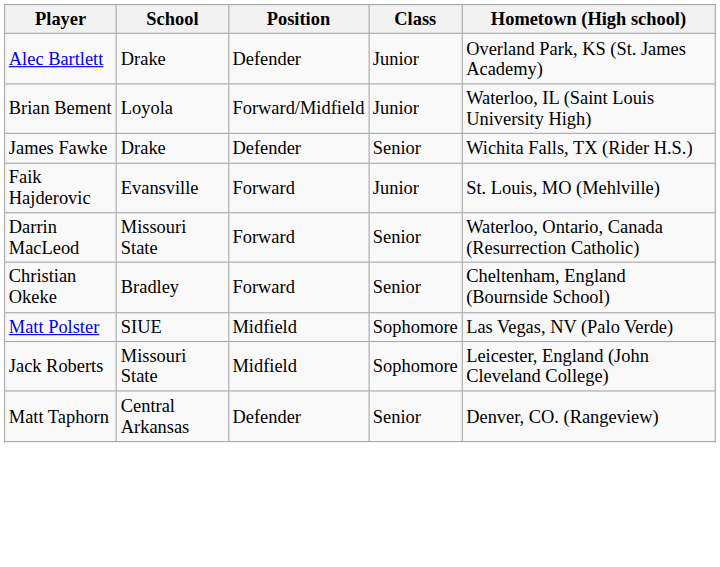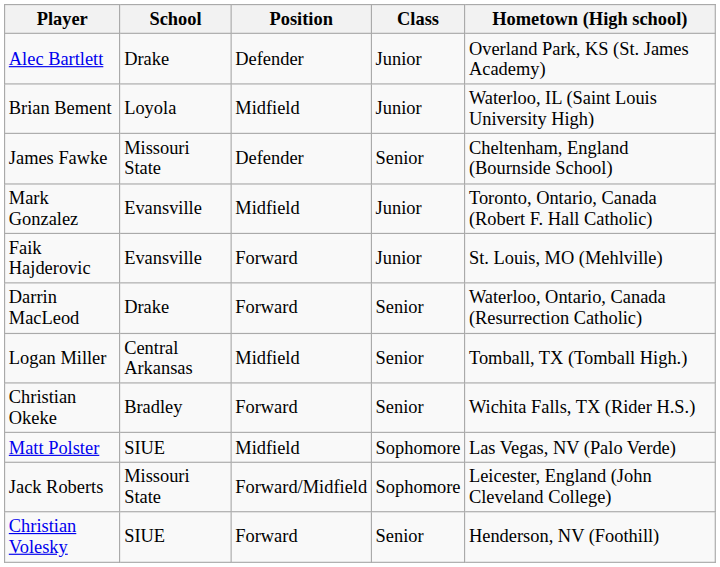(298, 108) Forward/Midfield -> (267, 108) Midfield
(143, 148) Drake -> (157, 158) Missouri State
(579, 148) Wichita Falls, TX (Rider H.S.) -> (549, 158) Cheltenham, England (Bournside School)
+ row: (44, 208)
(154, 237) Missouri State -> (147, 308) Drake
+ row: (58, 357)
(546, 287) Cheltenham, England (Bournside School) -> (582, 407) Wichita Falls, TX (Rider H.S.)
(265, 366) Midfield -> (301, 486) Forward/Midfield
- row: (59, 416)
+ row: (43, 536)
